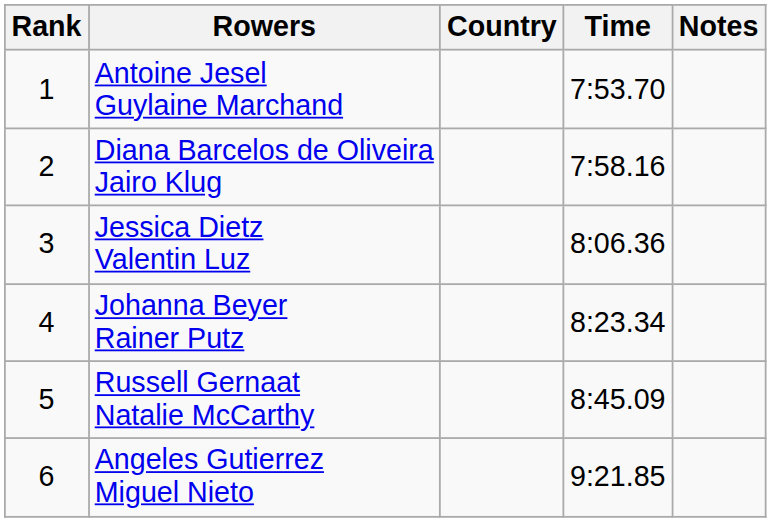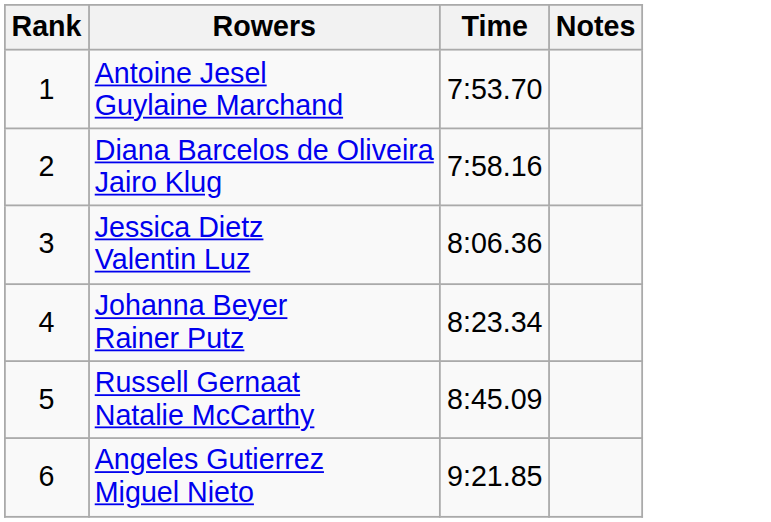- column: (502, 27)
